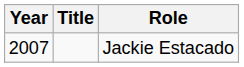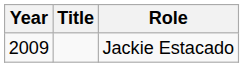(29, 47) 2007 -> (29, 47) 2009
